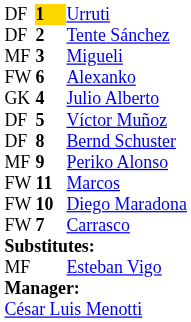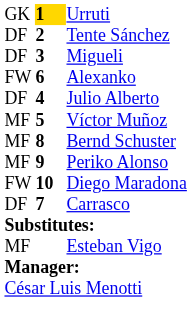(16, 14) DF -> (17, 14) GK
(17, 56) MF -> (16, 56) DF
(17, 98) GK -> (16, 98) DF
(16, 119) DF -> (17, 119) MF
(16, 140) DF -> (17, 140) MF
- row: (93, 183)
(18, 225) FW -> (16, 204) DF
